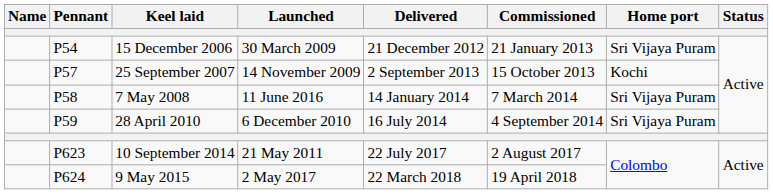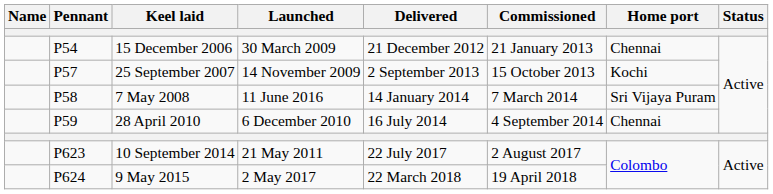(663, 48) Sri Vijaya Puram -> (636, 48) Chennai
(663, 121) Sri Vijaya Puram -> (636, 121) Chennai
